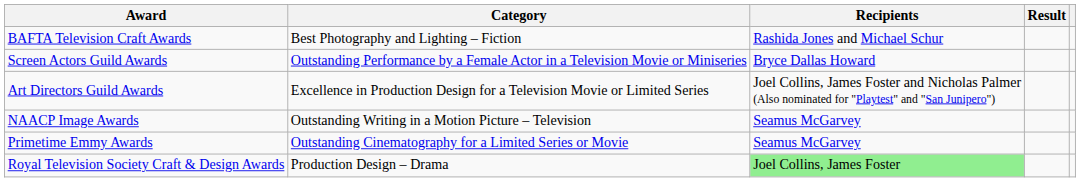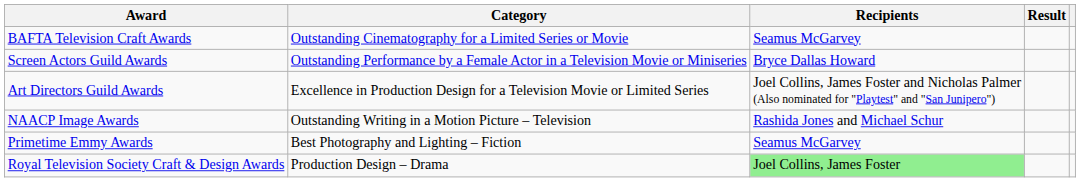(406, 37) Best Photography and Lighting – Fiction -> (460, 37) Outstanding Cinematography for a Limited Series or Movie
(848, 37) Rashida Jones and Michael Schur -> (807, 37) Seamus McGarvey
(807, 120) Seamus McGarvey -> (848, 120) Rashida Jones and Michael Schur
(460, 143) Outstanding Cinematography for a Limited Series or Movie -> (406, 143) Best Photography and Lighting – Fiction
